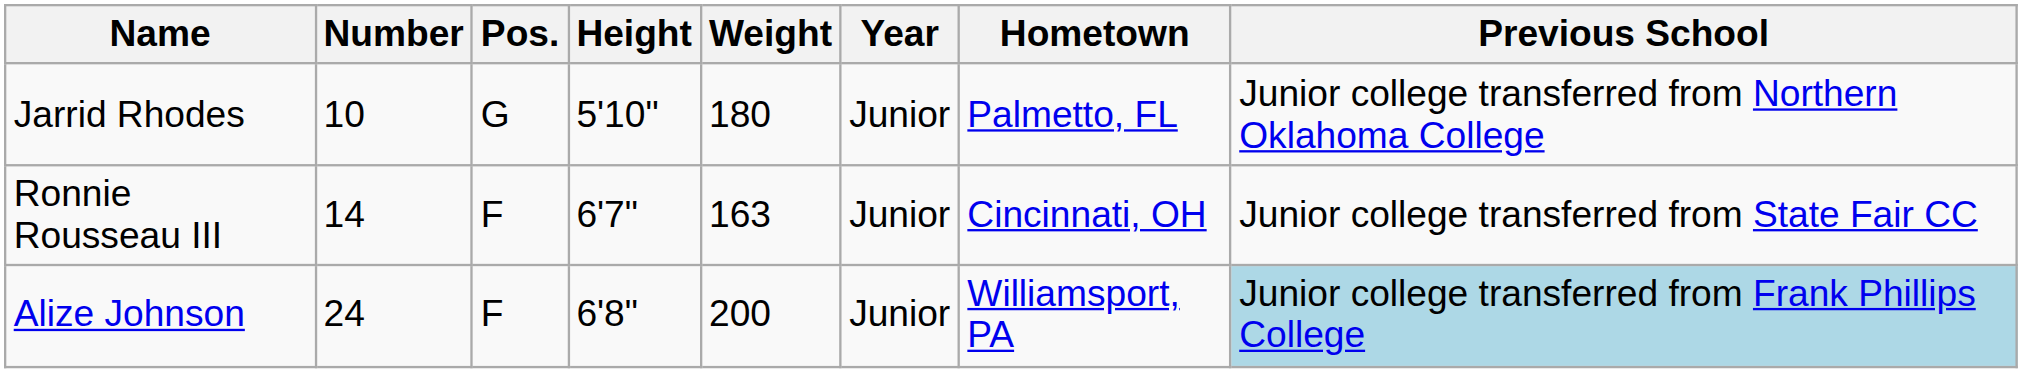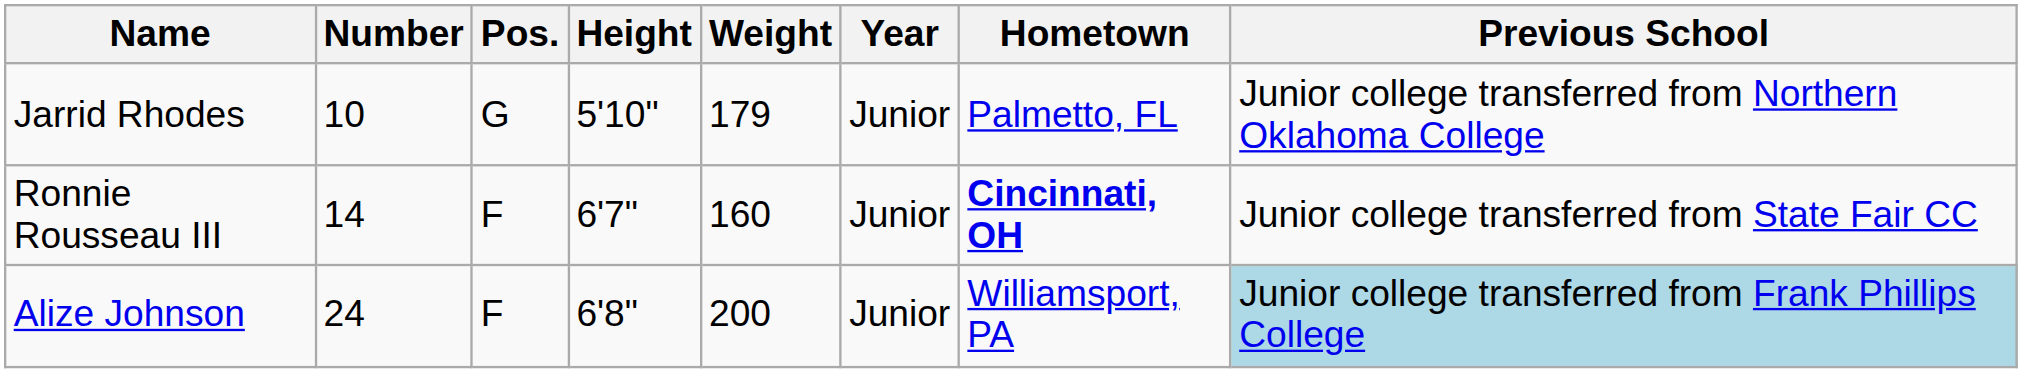(740, 113) 180 -> (740, 113) 179
(740, 214) 163 -> (740, 214) 160
(1087, 214) normal -> (1062, 214) bold
